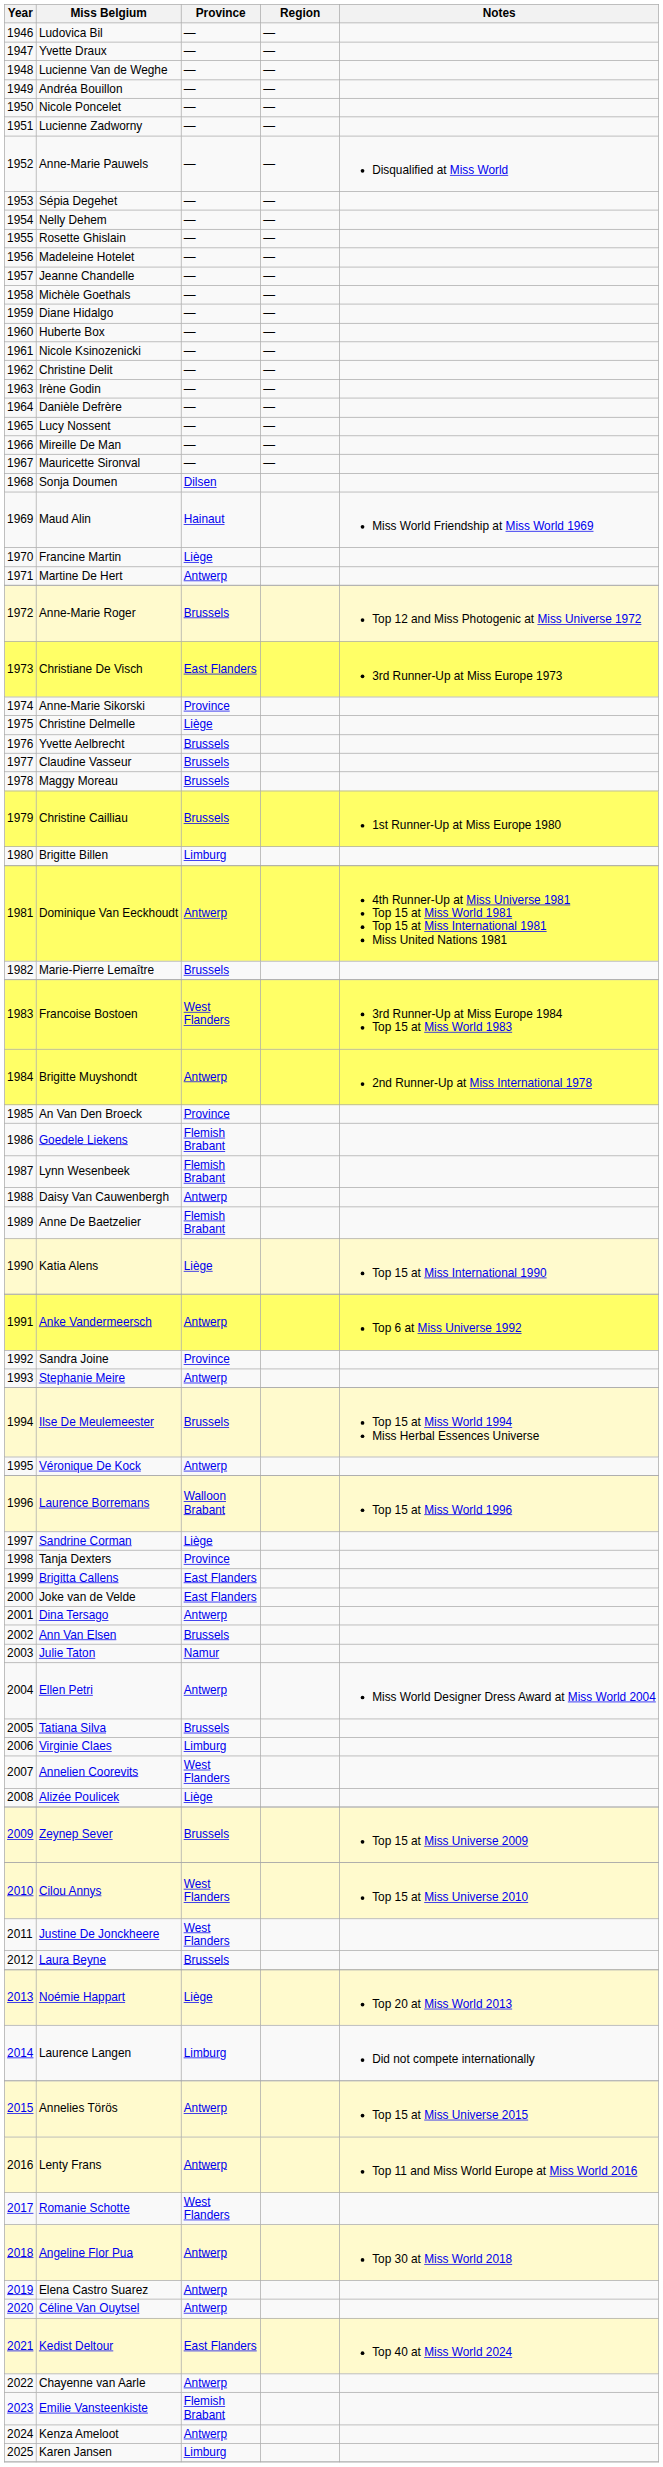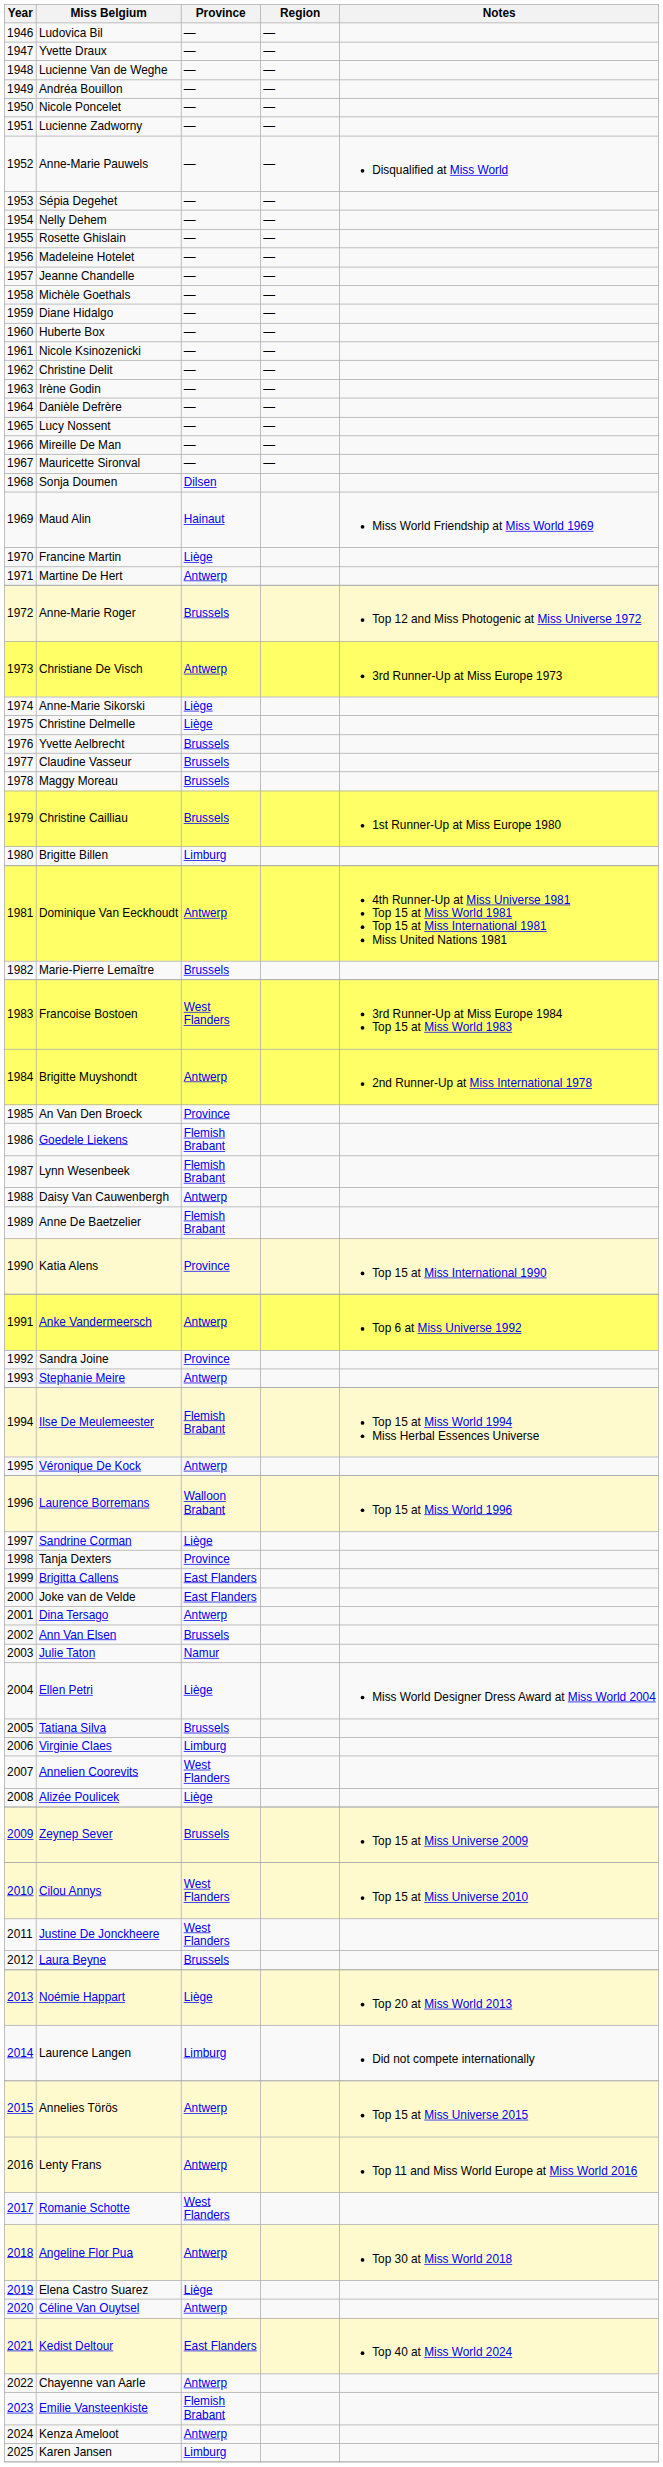(220, 669) East Flanders -> (205, 669) Antwerp
(207, 706) Province -> (198, 706) Liège
(198, 1266) Liège -> (207, 1266) Province
(206, 1422) Brussels -> (204, 1422) Flemish Brabant
(205, 1690) Antwerp -> (198, 1690) Liège
(205, 2289) Antwerp -> (198, 2289) Liège
